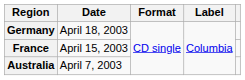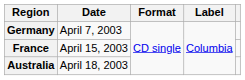(94, 30) April 18, 2003 -> (91, 30) April 7, 2003
(91, 65) April 7, 2003 -> (94, 65) April 18, 2003
